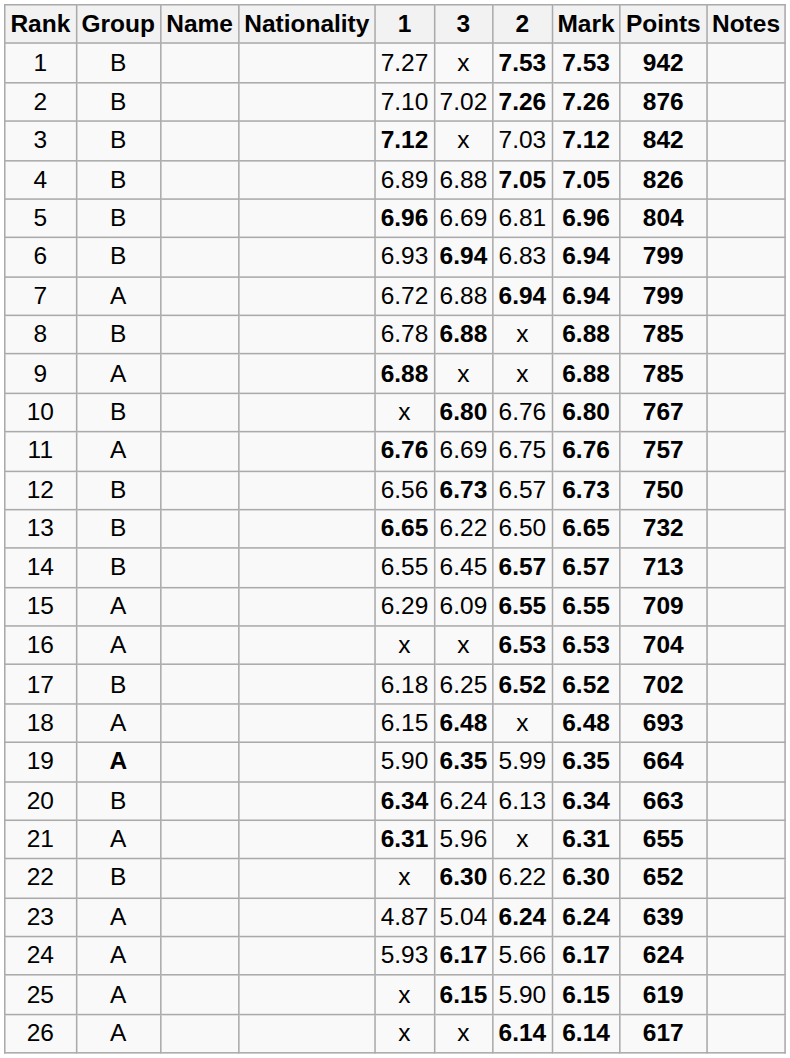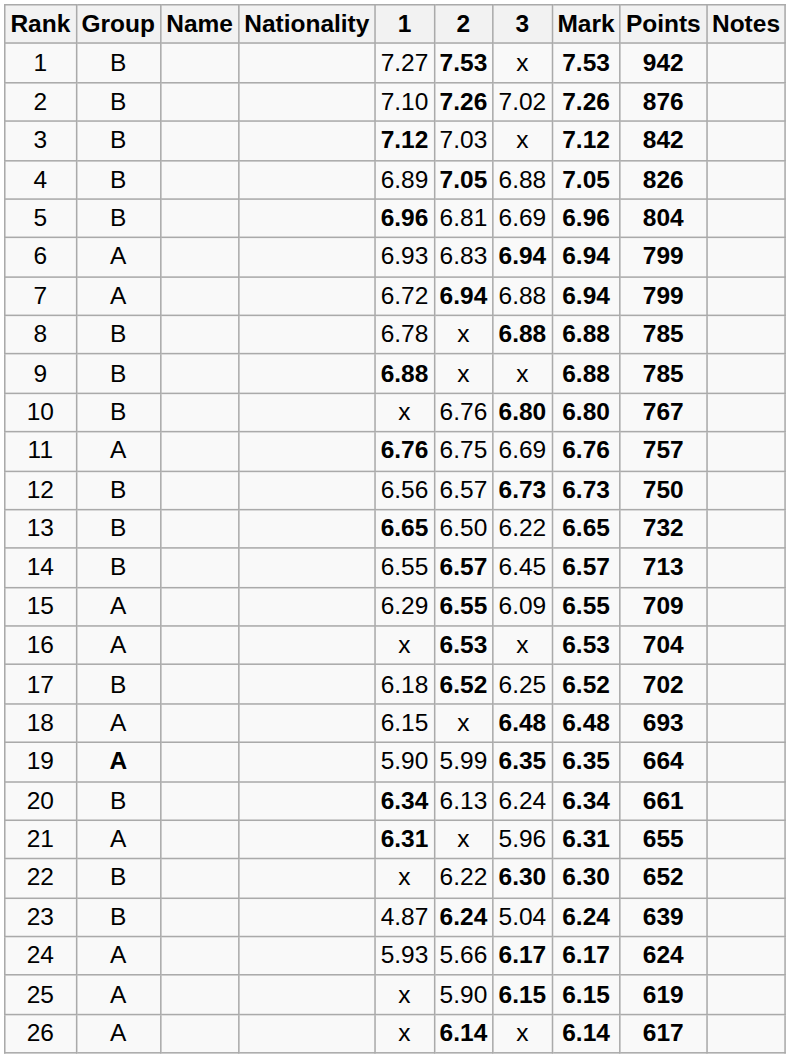columns swapped: (522, 23) <-> (463, 23)
(118, 256) B -> (118, 256) A
(118, 373) A -> (118, 373) B
(663, 800) 663 -> (663, 800) 661
(118, 916) A -> (118, 916) B
